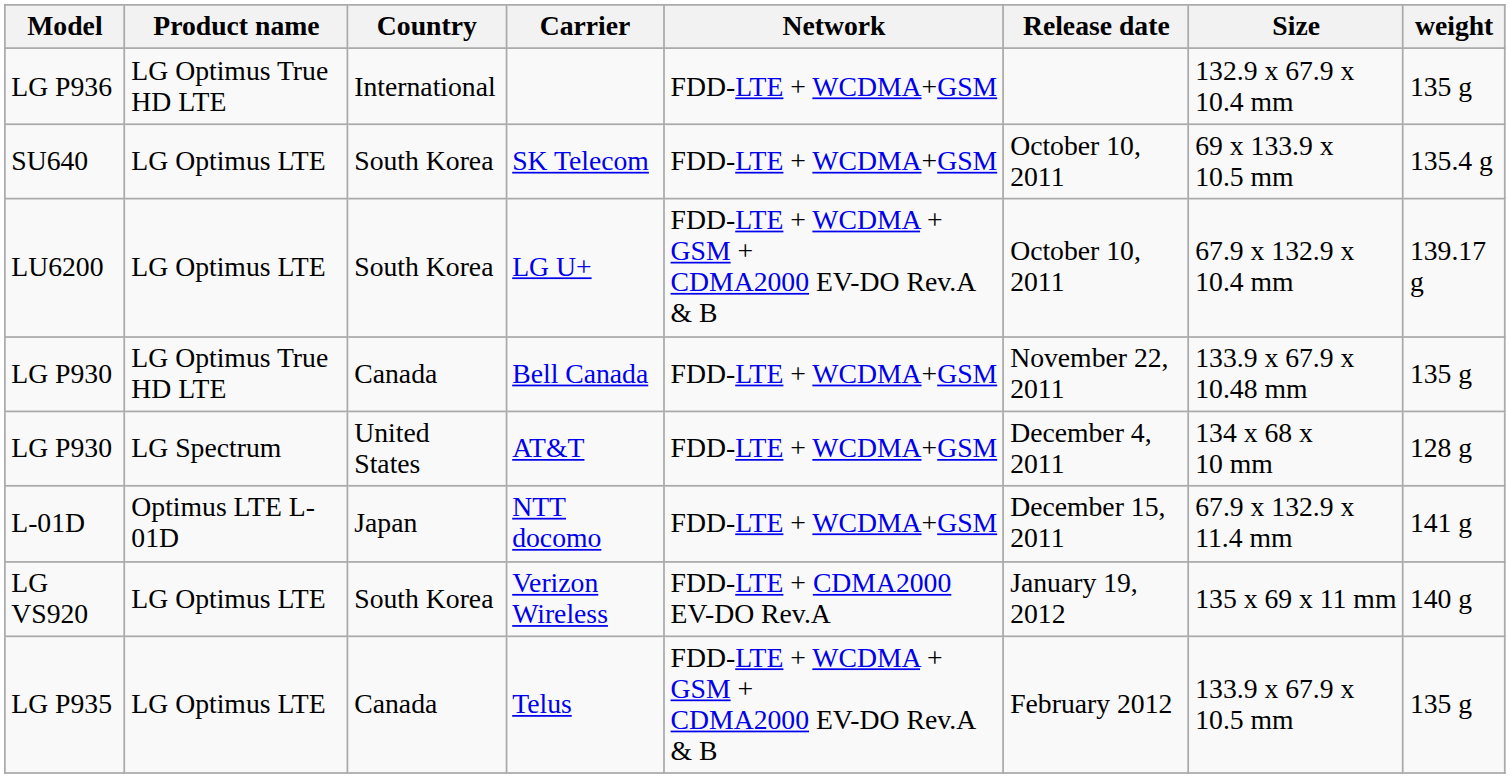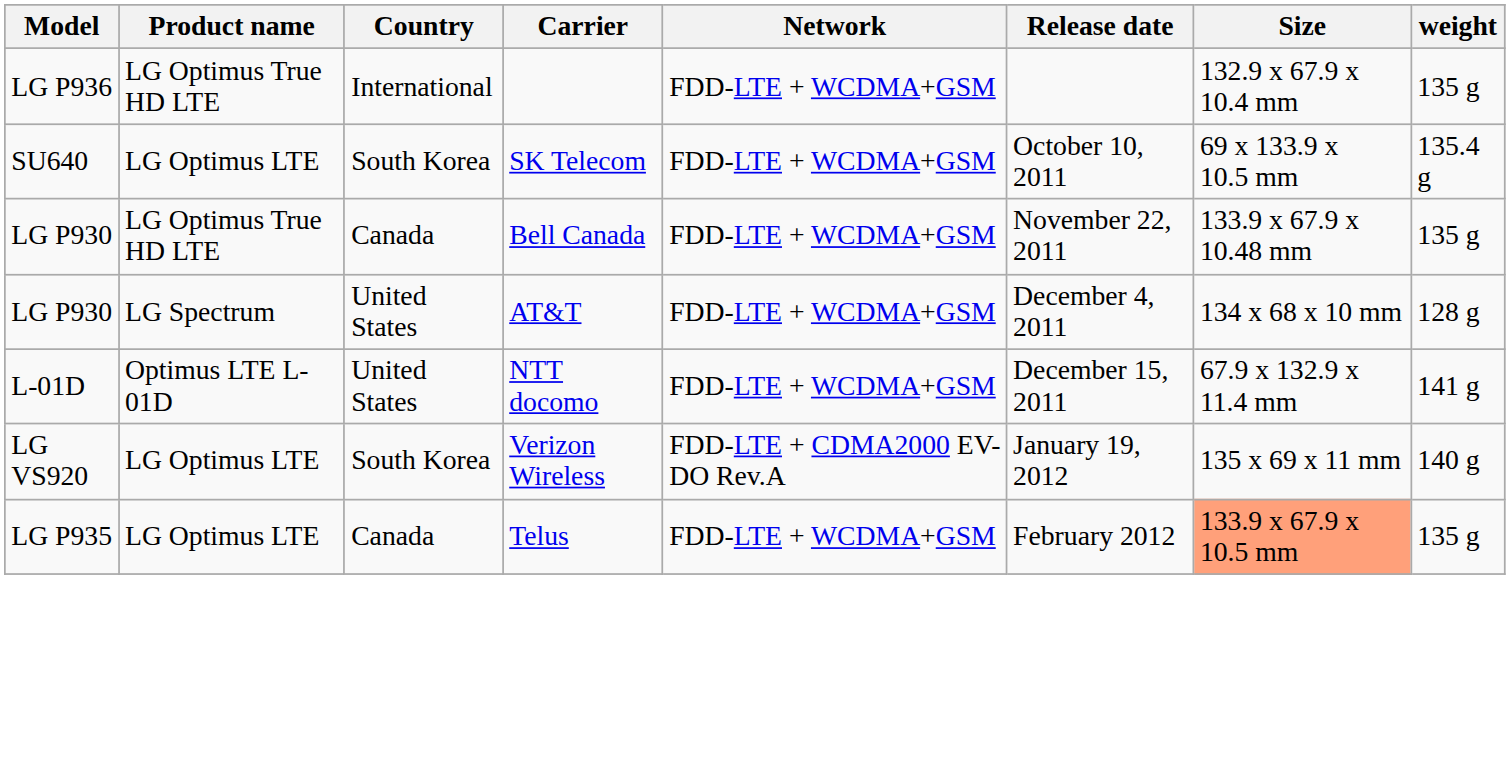- row: (552, 267)
(386, 523) Japan -> (389, 386) United States
(823, 704) FDD-LTE + WCDMA + GSM + CDMA2000 EV-DO Rev.A & B -> (832, 536) FDD-LTE + WCDMA+GSM
(1275, 704) no background -> (1279, 536) lightsalmon background
